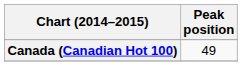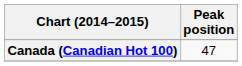(209, 50) 49 -> (209, 50) 47
